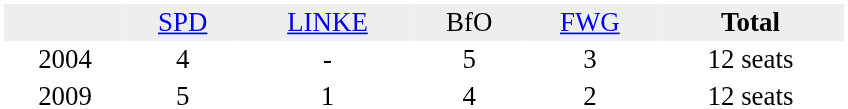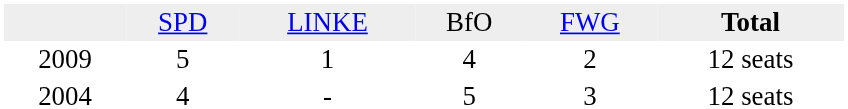rows swapped: (65, 96) <-> (65, 59)
